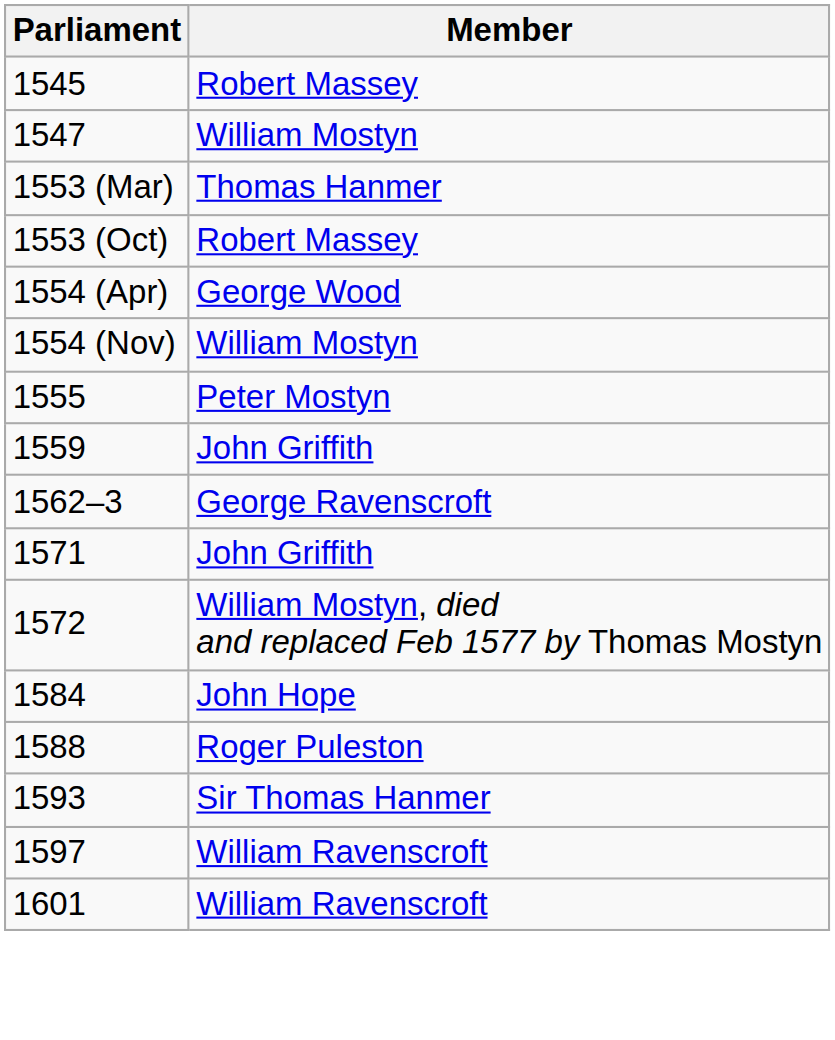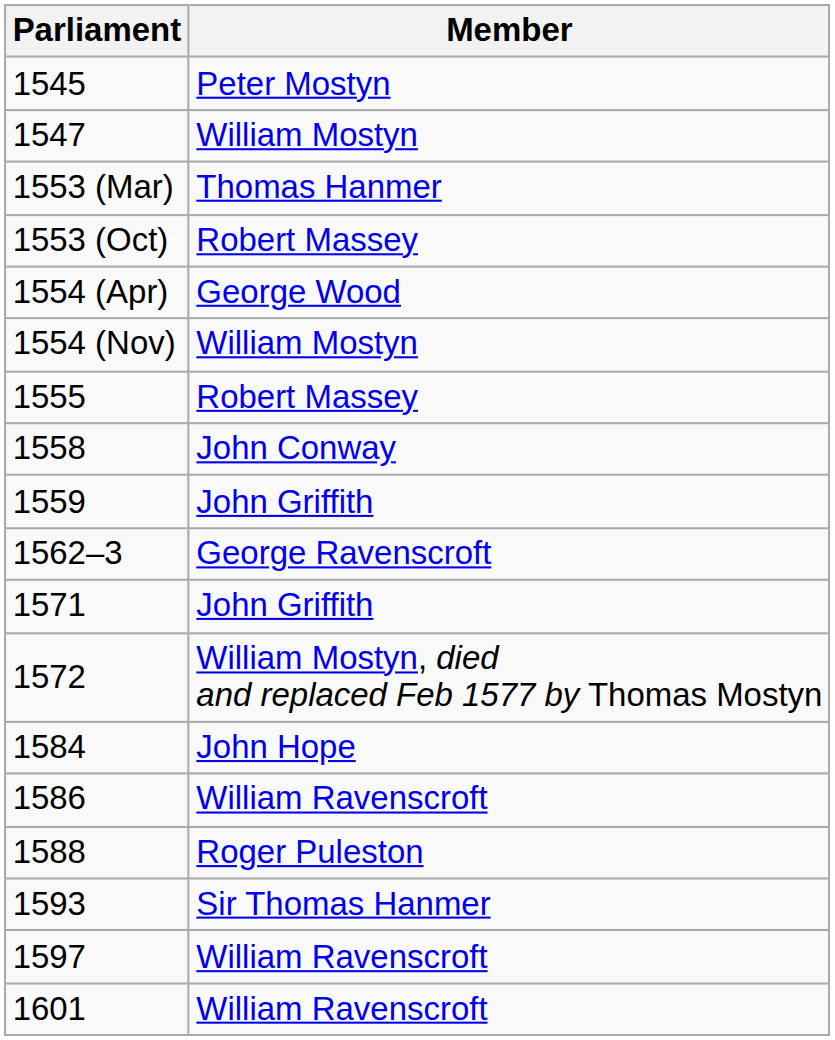(307, 82) Robert Massey -> (293, 82) Peter Mostyn
(293, 396) Peter Mostyn -> (307, 396) Robert Massey
+ row: (49, 448)
+ row: (49, 799)
